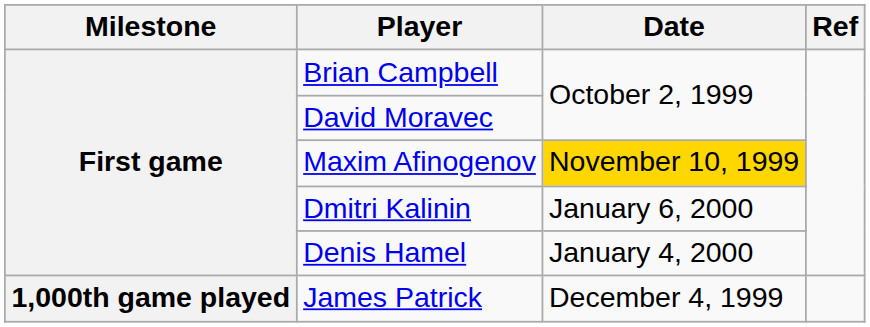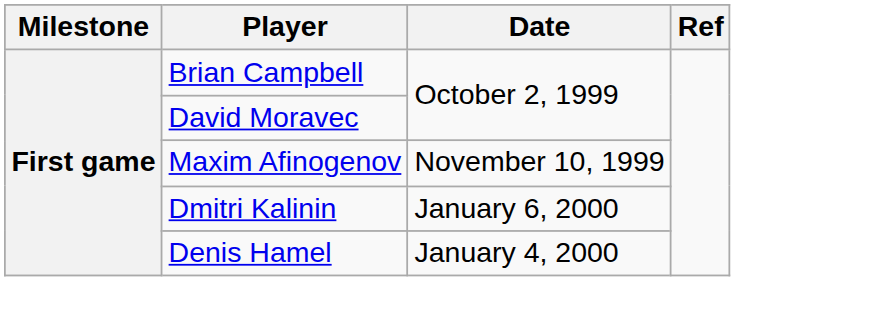(674, 162) gold background -> (540, 162) no background
- row: (393, 298)
